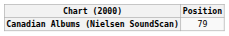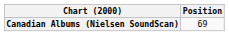(202, 24) 79 -> (202, 24) 69
